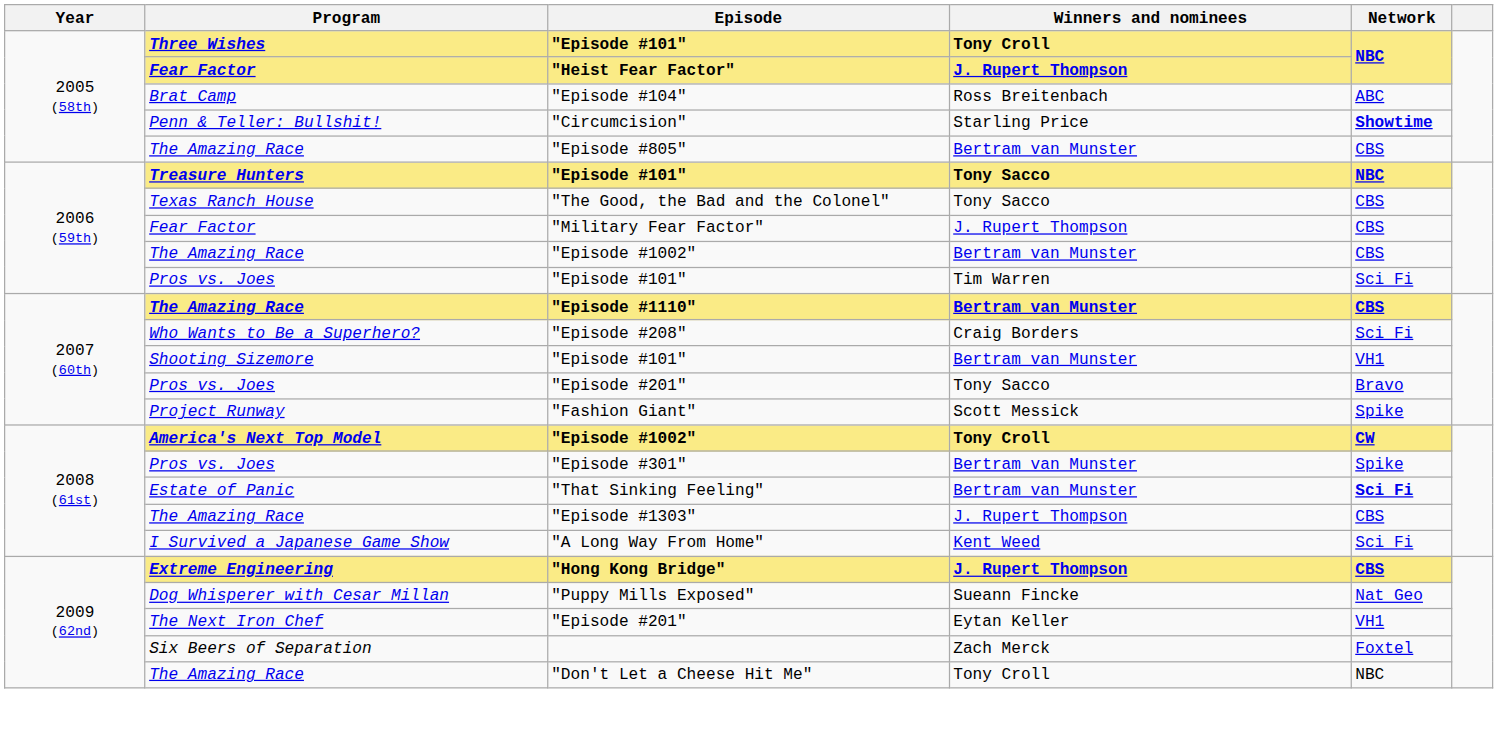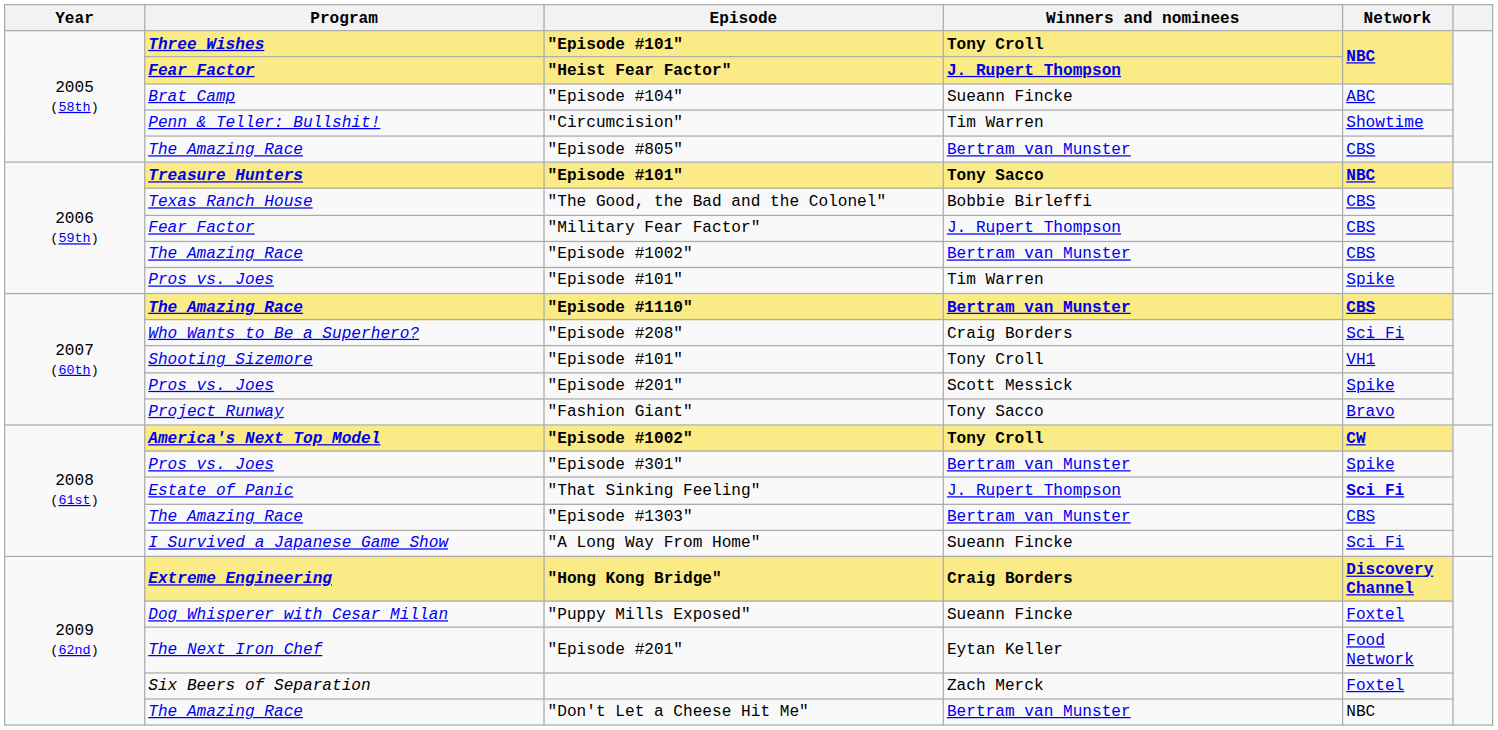(1031, 97) Ross Breitenbach -> (1010, 97) Sueann Fincke
(1021, 123) Starling Price -> (995, 123) Tim Warren
(1394, 123) bold -> (1385, 123) normal
(1002, 202) Tony Sacco -> (1019, 202) Bobbie Birleffi
(1384, 280) Sci Fi -> (1370, 280) Spike
(1045, 359) Bertram van Munster -> (995, 359) Tony Croll
(1002, 386) Tony Sacco -> (1010, 386) Scott Messick
(1379, 386) Bravo -> (1370, 386) Spike
(1016, 412) Scott Messick -> (995, 412) Tony Sacco
(1379, 412) Spike -> (1370, 412) Bravo
(1045, 491) Bertram van Munster -> (1034, 491) J. Rupert Thompson
(1040, 517) J. Rupert Thompson -> (1039, 517) Bertram van Munster
(997, 543) Kent Weed -> (1010, 543) Sueann Fincke
(1040, 569) J. Rupert Thompson -> (1010, 579) Craig Borders
(1370, 569) CBS -> (1390, 579) Discovery Channel
(1389, 596) Nat Geo -> (1375, 614) Foxtel
(1370, 622) VH1 -> (1380, 650) Food Network
(1002, 675) Tony Croll -> (1039, 712) Bertram van Munster
